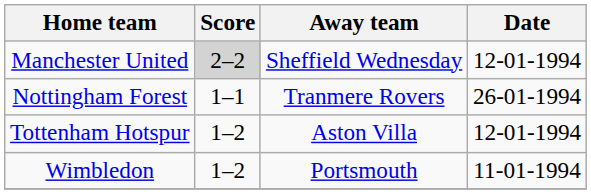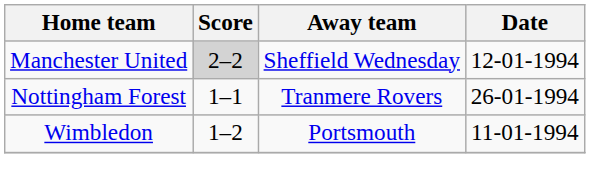- row: (100, 133)
